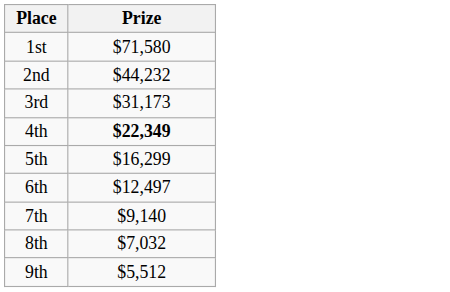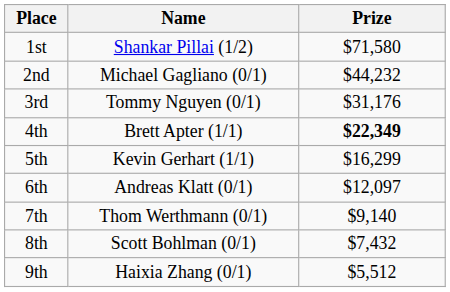+ column: (183, 18)
(142, 103) $31,173 -> (372, 103) $31,176
(142, 187) $12,497 -> (372, 187) $12,097
(142, 243) $7,032 -> (372, 243) $7,432
